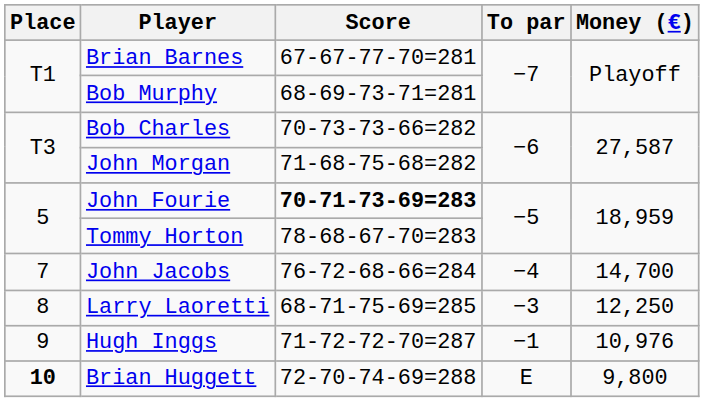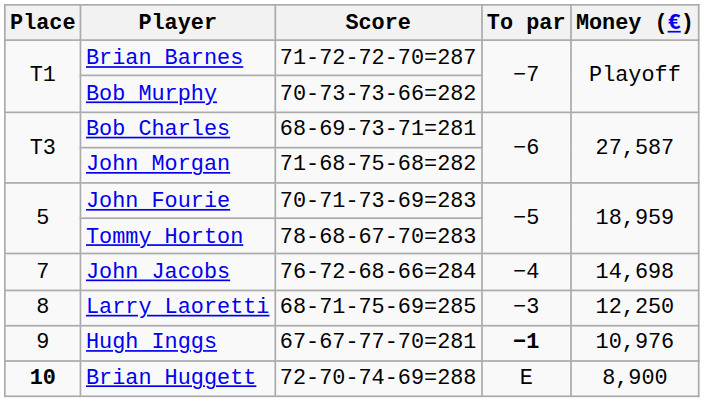(378, 58) 67-67-77-70=281 -> (378, 58) 71-72-72-70=287
(378, 94) 68-69-73-71=281 -> (378, 94) 70-73-73-66=282
(378, 129) 70-73-73-66=282 -> (378, 129) 68-69-73-71=281
(378, 201) bold -> (378, 201) normal
(635, 272) 14,700 -> (635, 272) 14,698
(378, 343) 71-72-72-70=287 -> (378, 343) 67-67-77-70=281
(526, 343) normal -> (526, 343) bold
(635, 379) 9,800 -> (635, 379) 8,900
